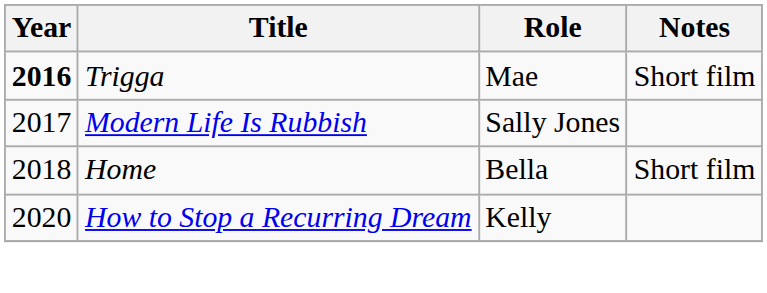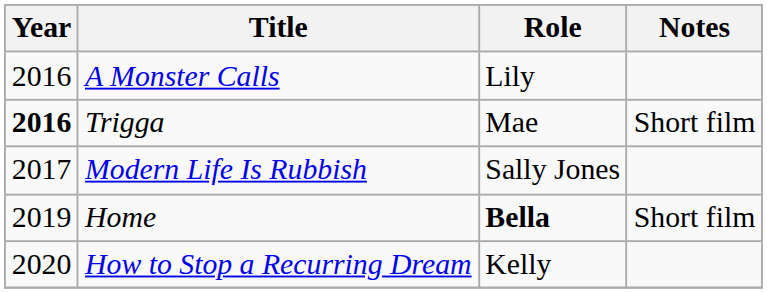+ row: (182, 75)
(42, 169) 2018 -> (42, 216) 2019
(517, 169) normal -> (518, 216) bold
